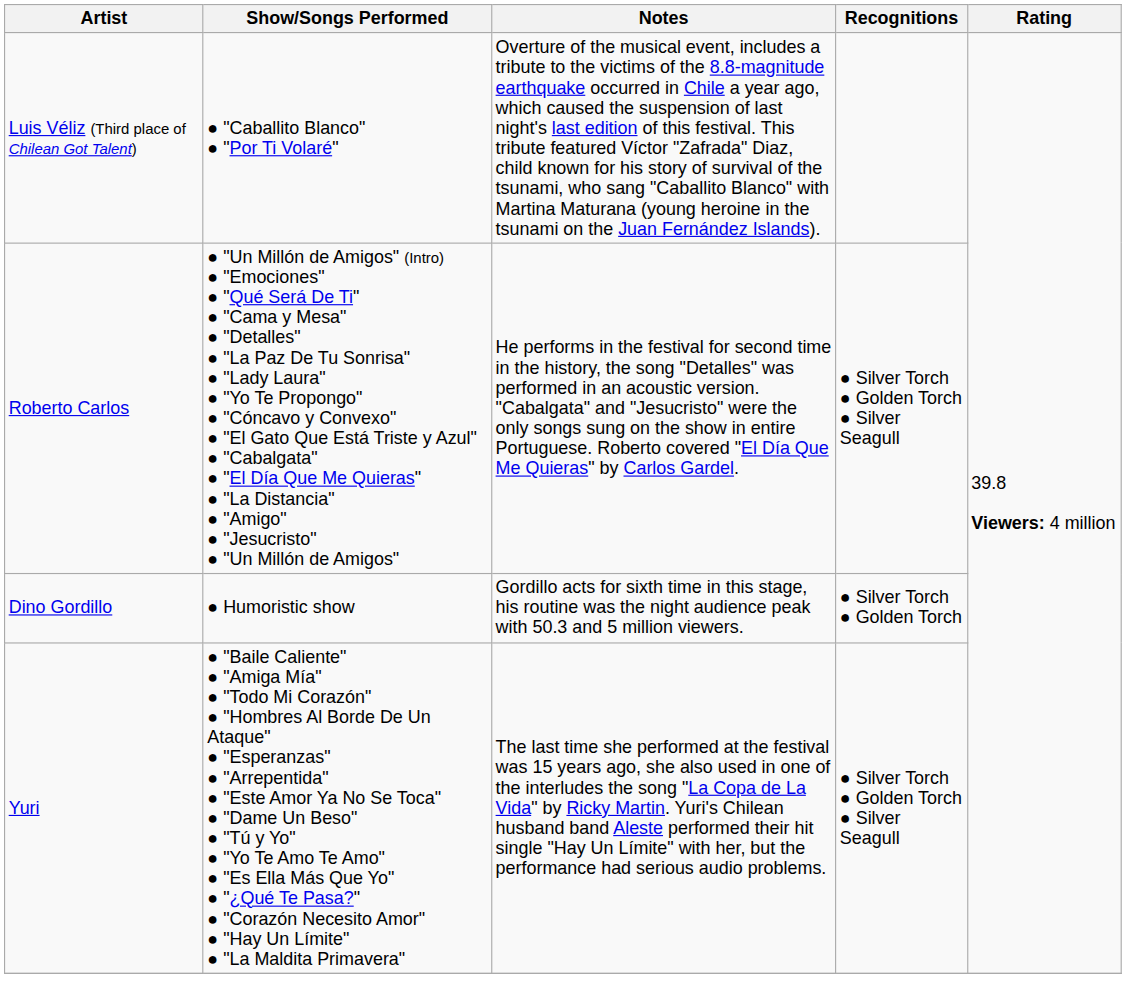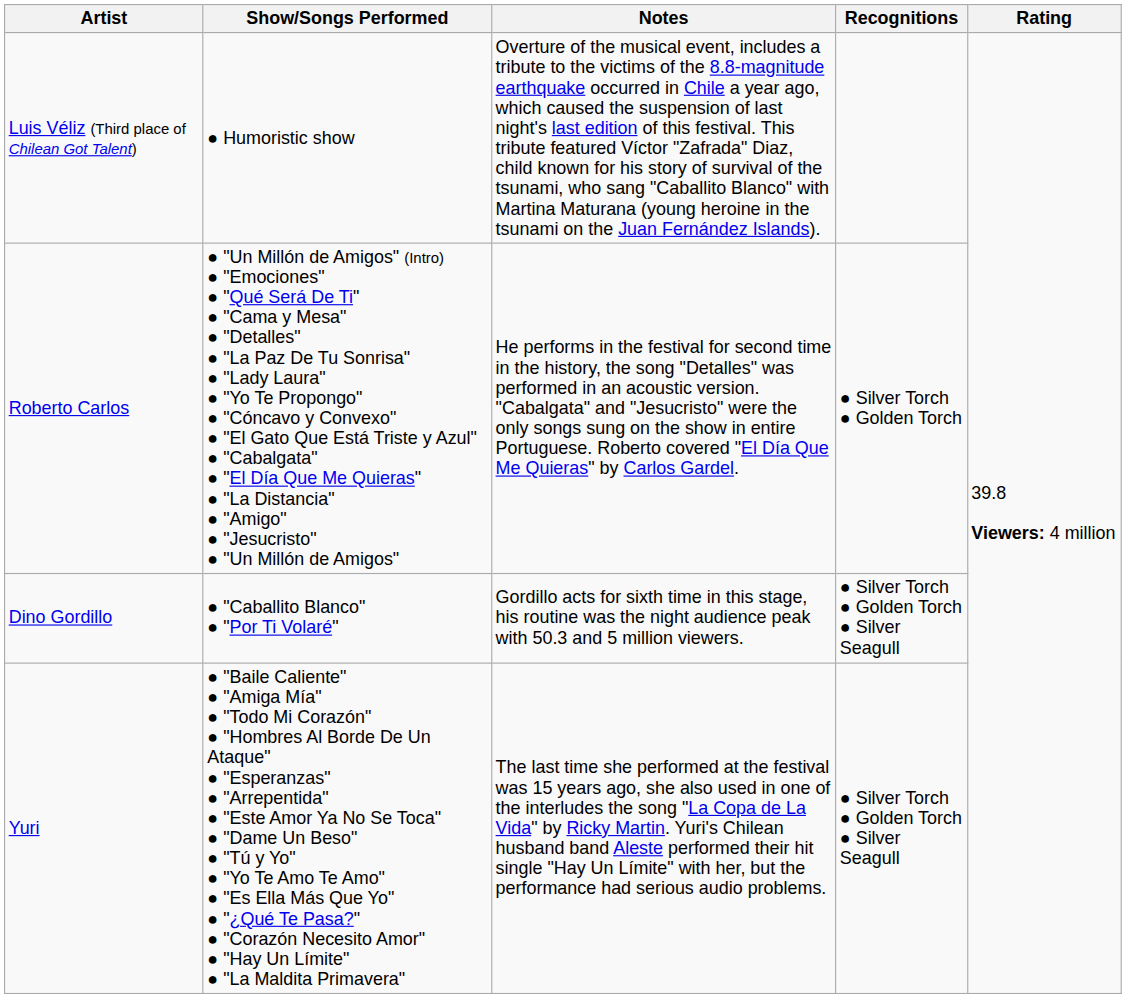(286, 137) ● "Caballito Blanco" ● "Por Ti Volaré" -> (281, 137) ● Humoristic show
(901, 408) ● Silver Torch ● Golden Torch ● Silver Seagull -> (901, 408) ● Silver Torch ● Golden Torch
(281, 607) ● Humoristic show -> (286, 618) ● "Caballito Blanco" ● "Por Ti Volaré"
(901, 607) ● Silver Torch ● Golden Torch -> (901, 618) ● Silver Torch ● Golden Torch ● Silver Seagull
